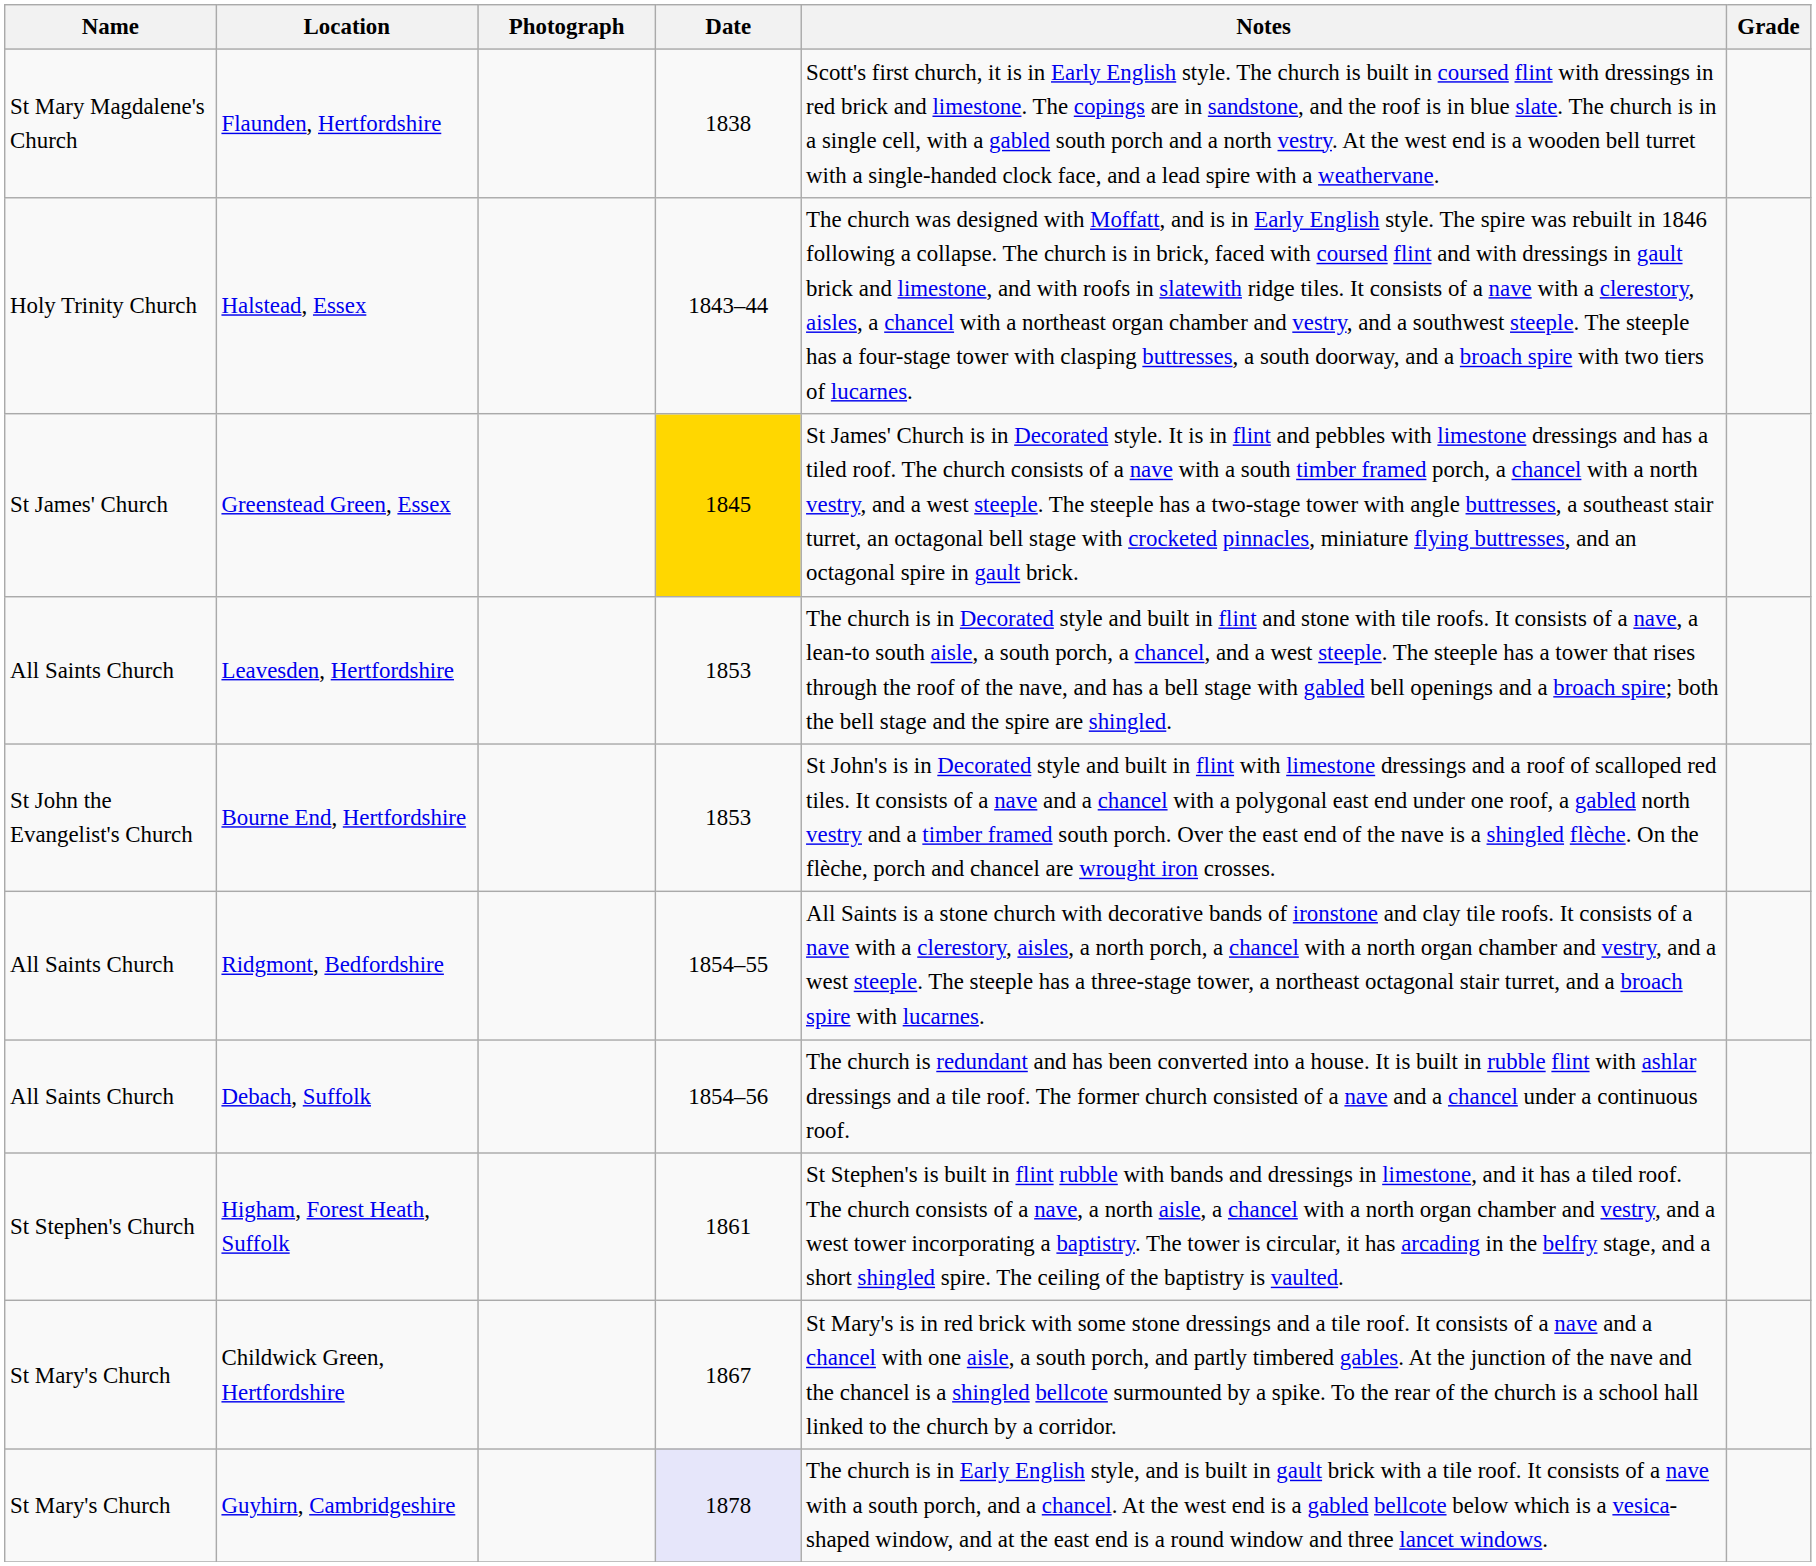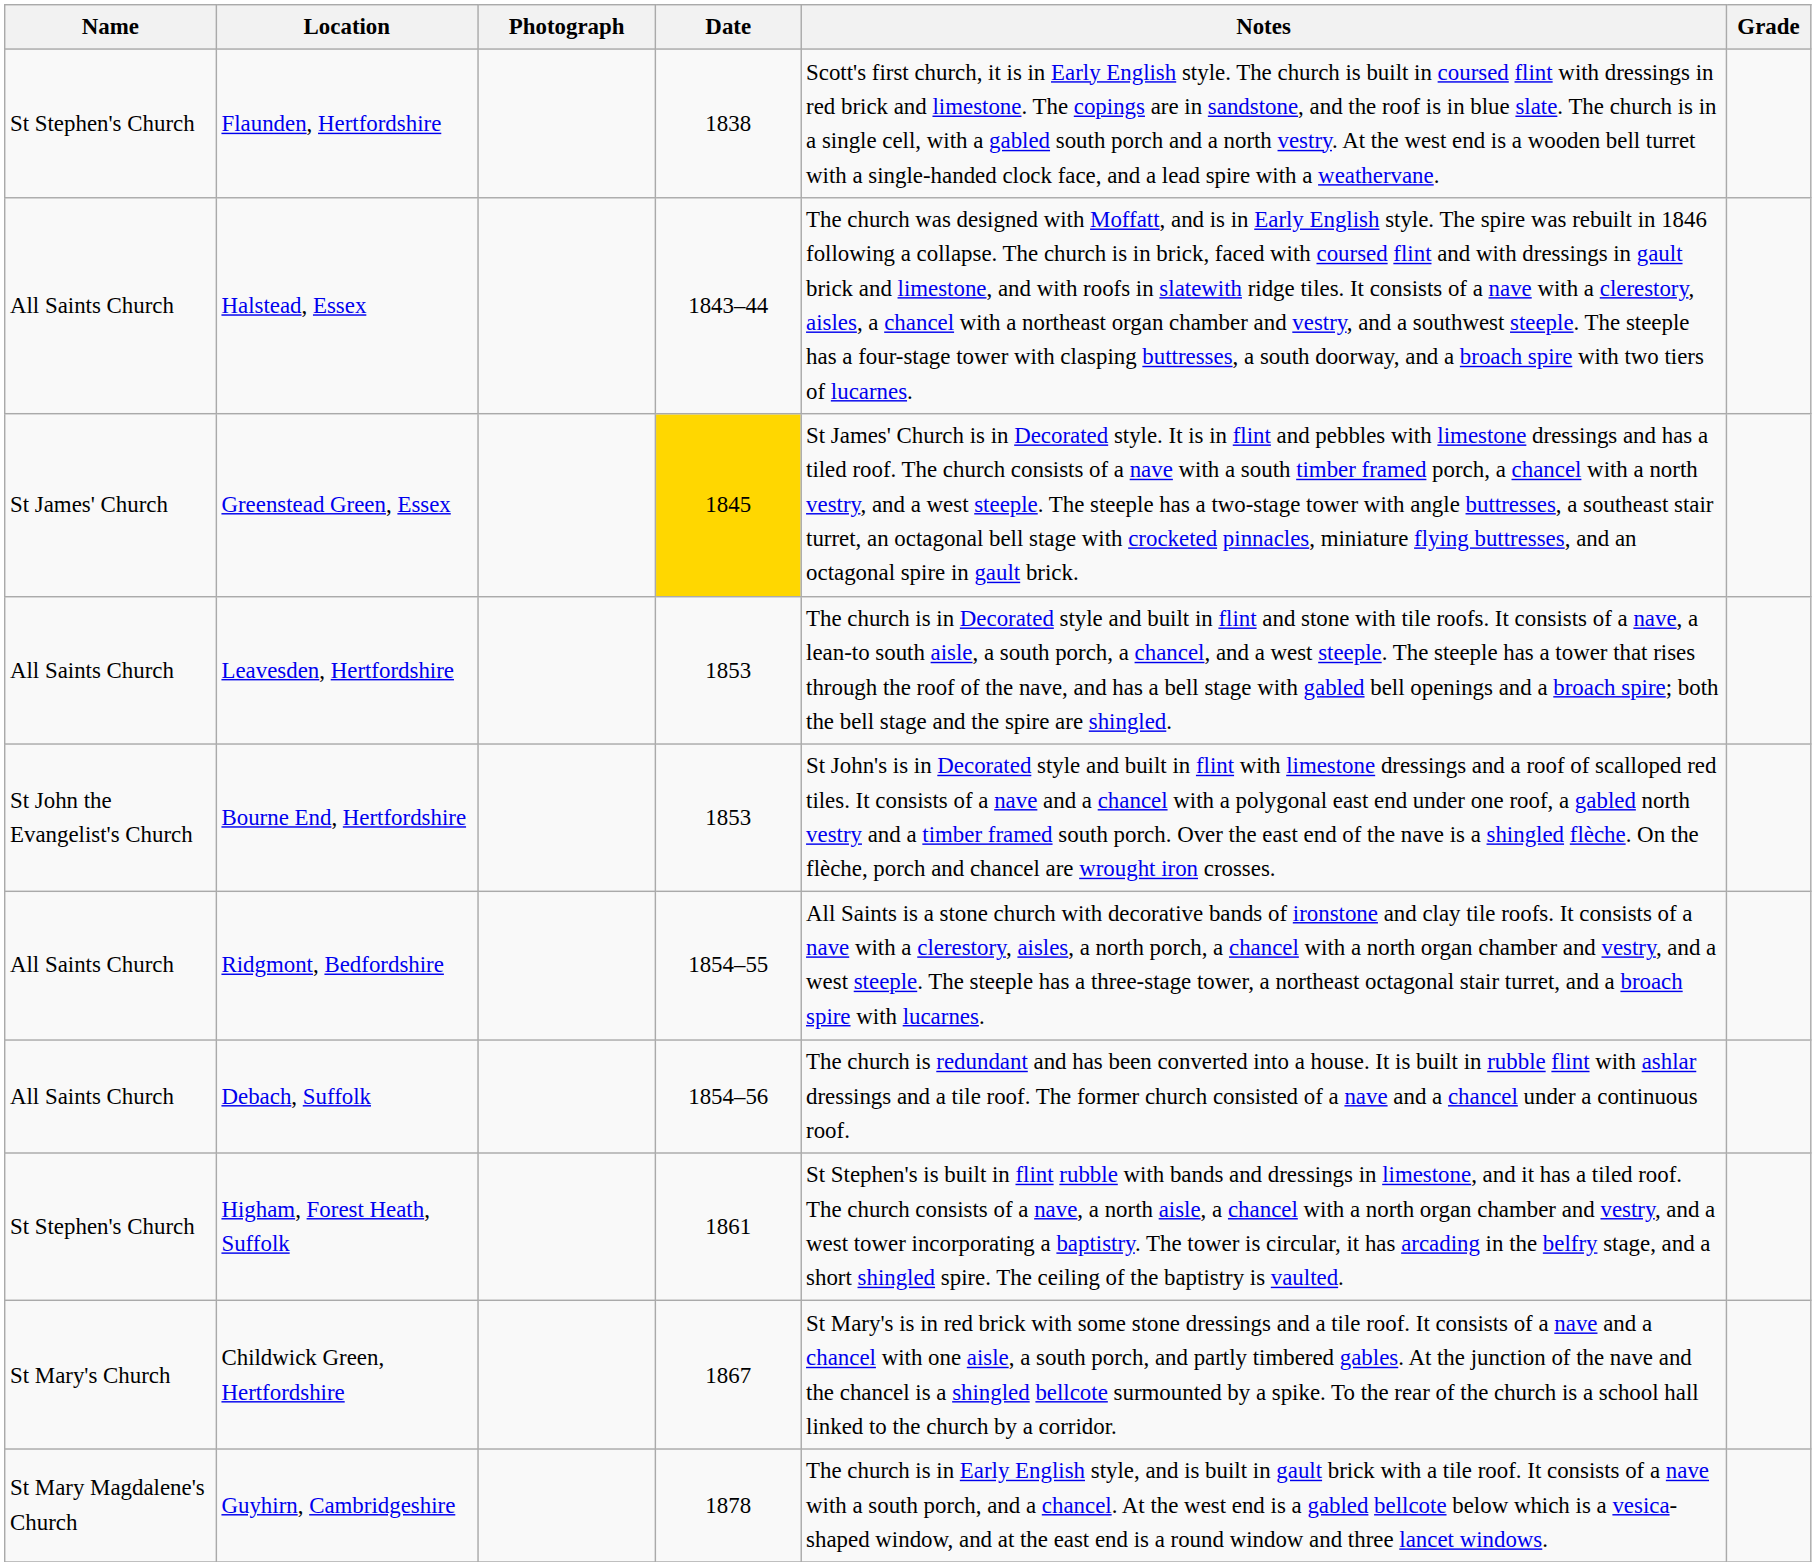(107, 123) St Mary Magdalene's Church -> (102, 123) St Stephen's Church
(103, 305) Holy Trinity Church -> (92, 305) All Saints Church
(90, 1505) St Mary's Church -> (107, 1505) St Mary Magdalene's Church
(728, 1505) lavender background -> (728, 1505) no background
